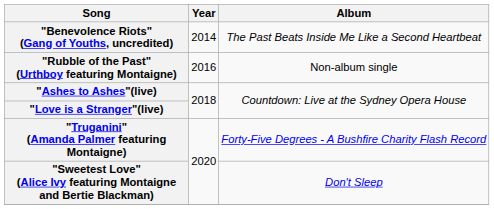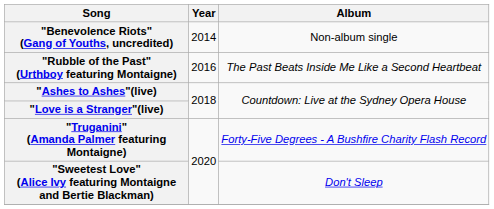(354, 37) The Past Beats Inside Me Like a Second Heartbeat -> (354, 37) Non-album single
(354, 67) Non-album single -> (354, 67) The Past Beats Inside Me Like a Second Heartbeat
